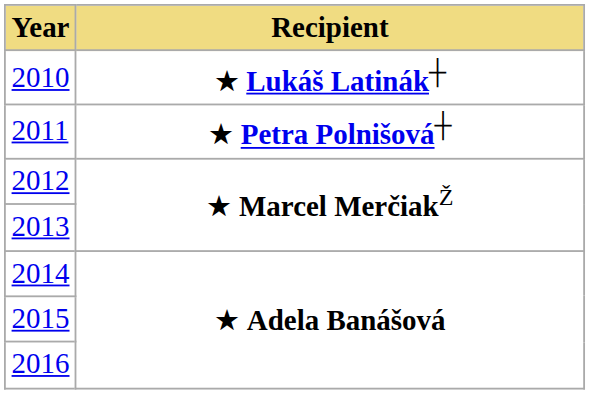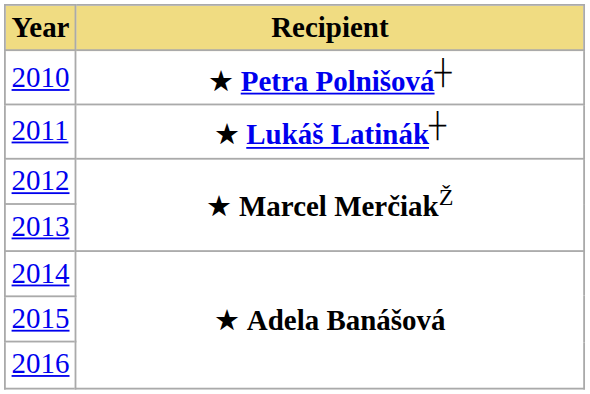(330, 77) ★ Lukáš Latinák┼ -> (330, 77) ★ Petra Polnišová┼
(330, 131) ★ Petra Polnišová┼ -> (330, 131) ★ Lukáš Latinák┼
